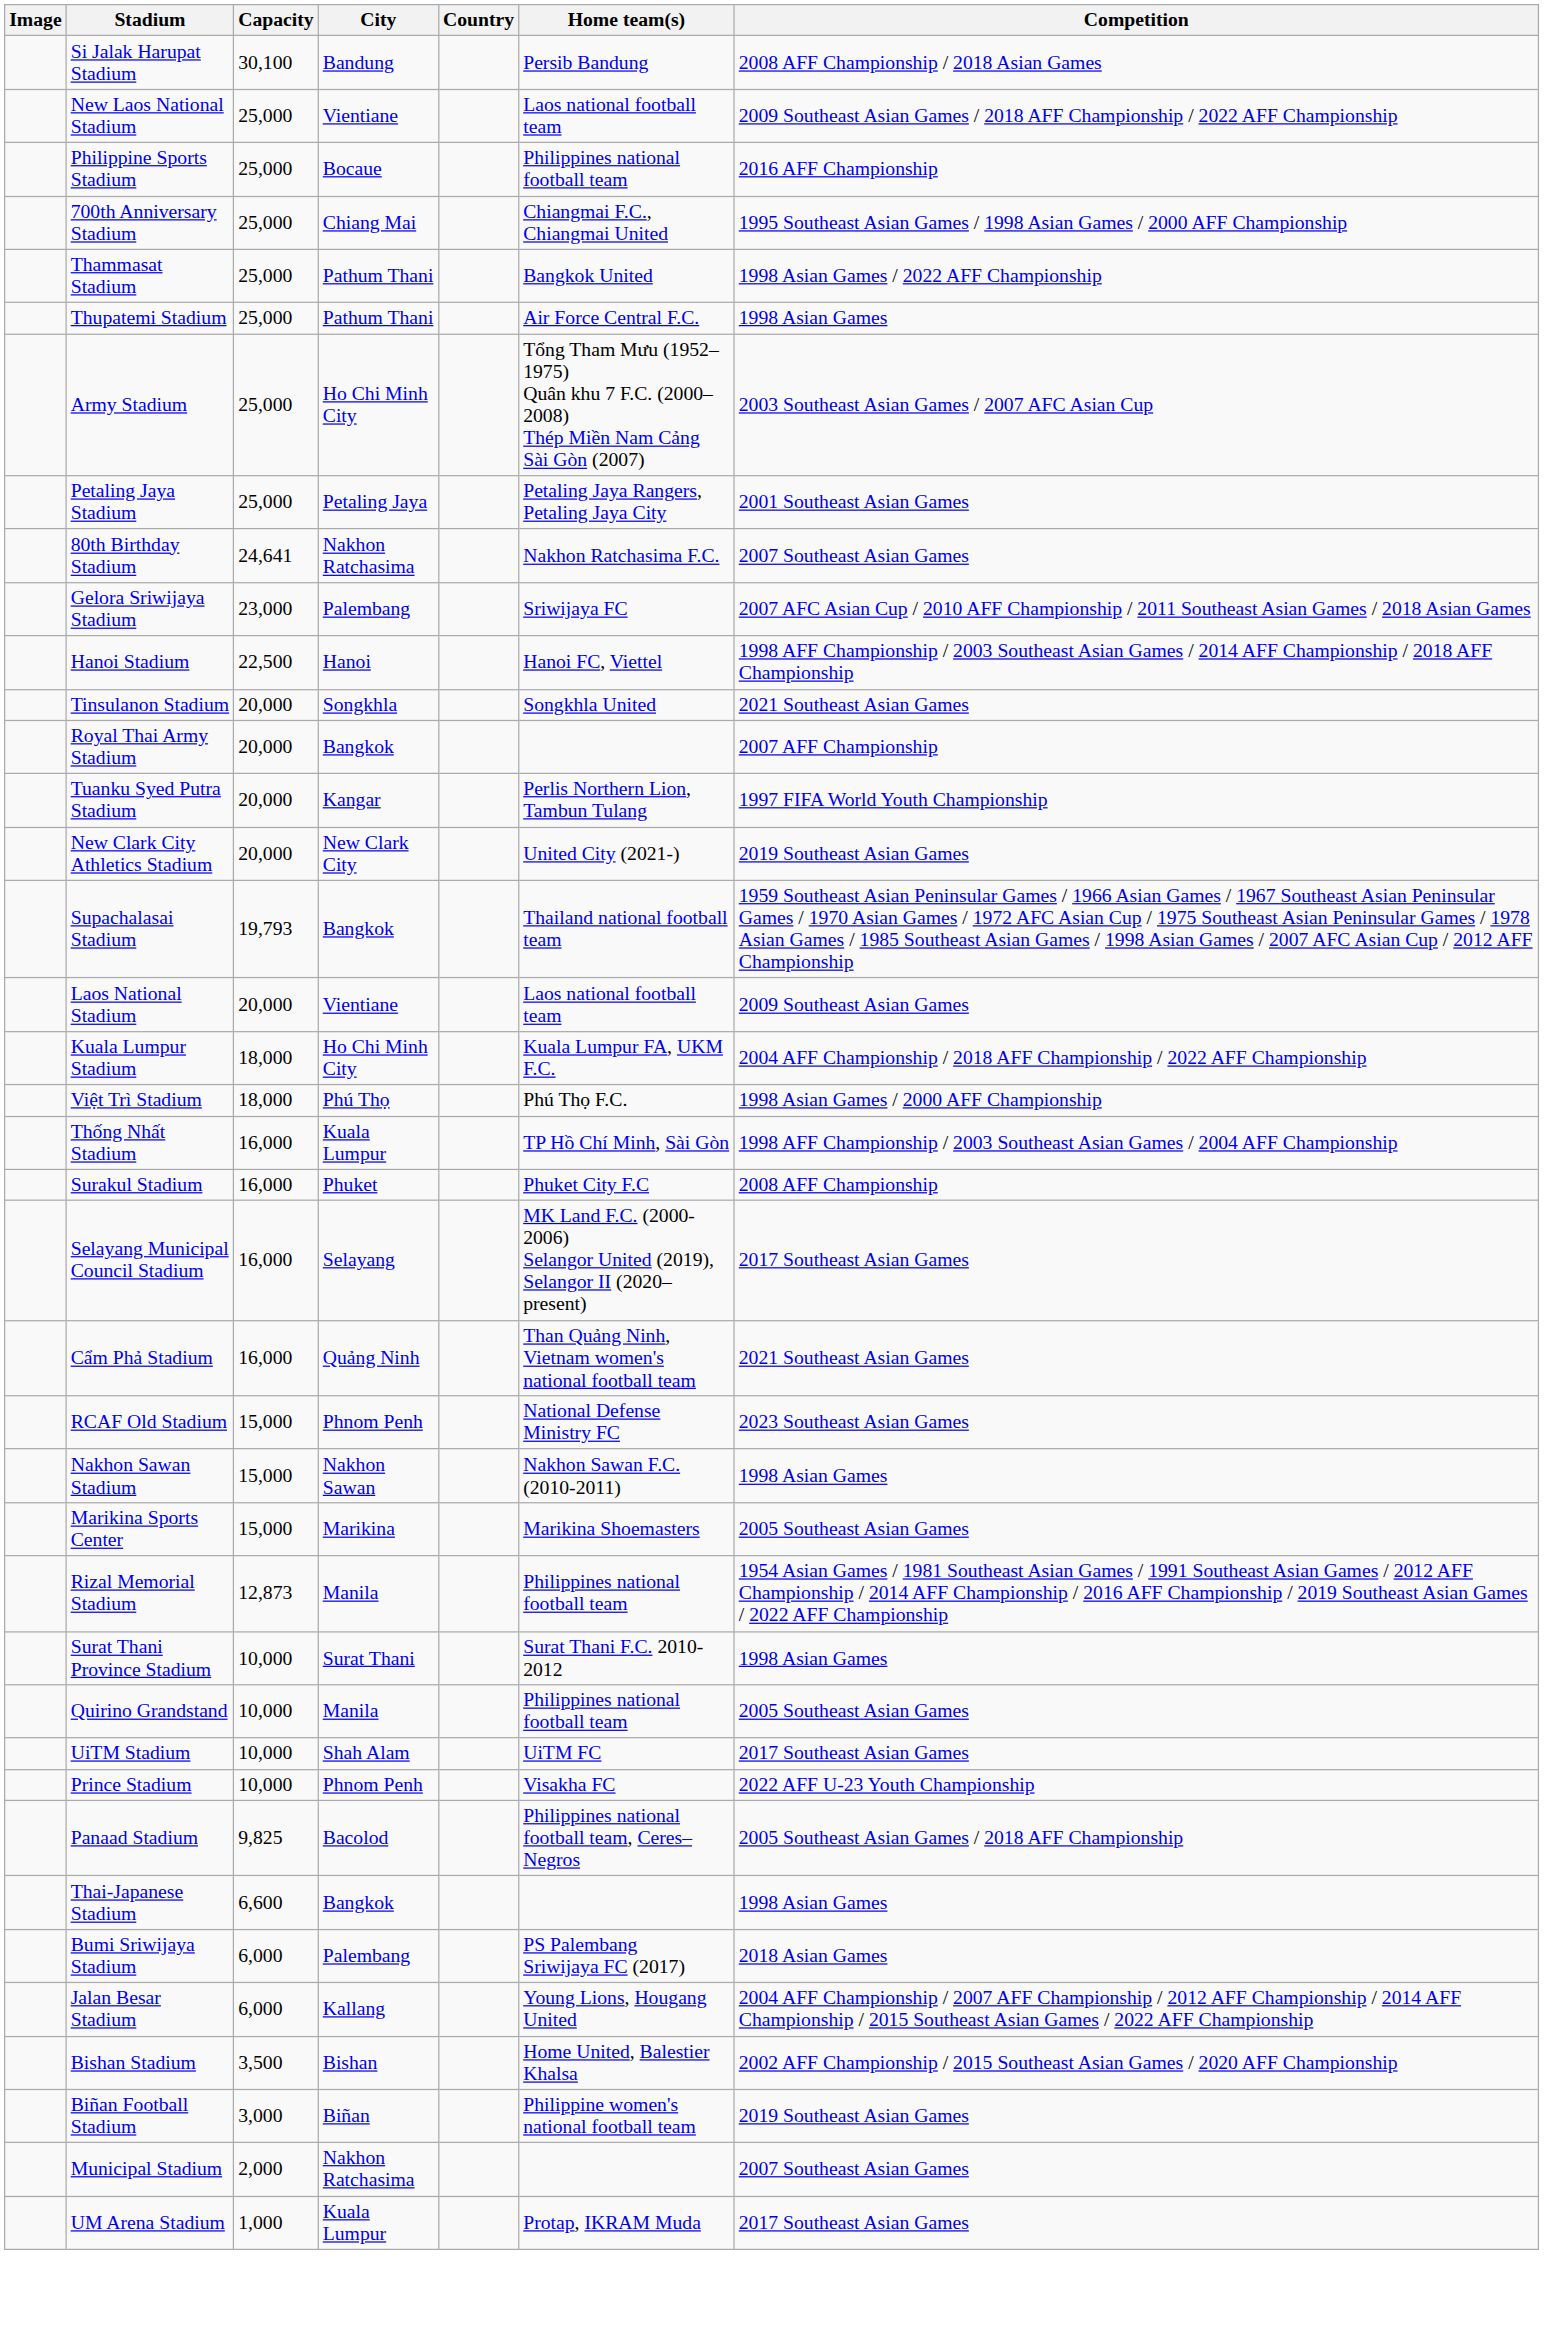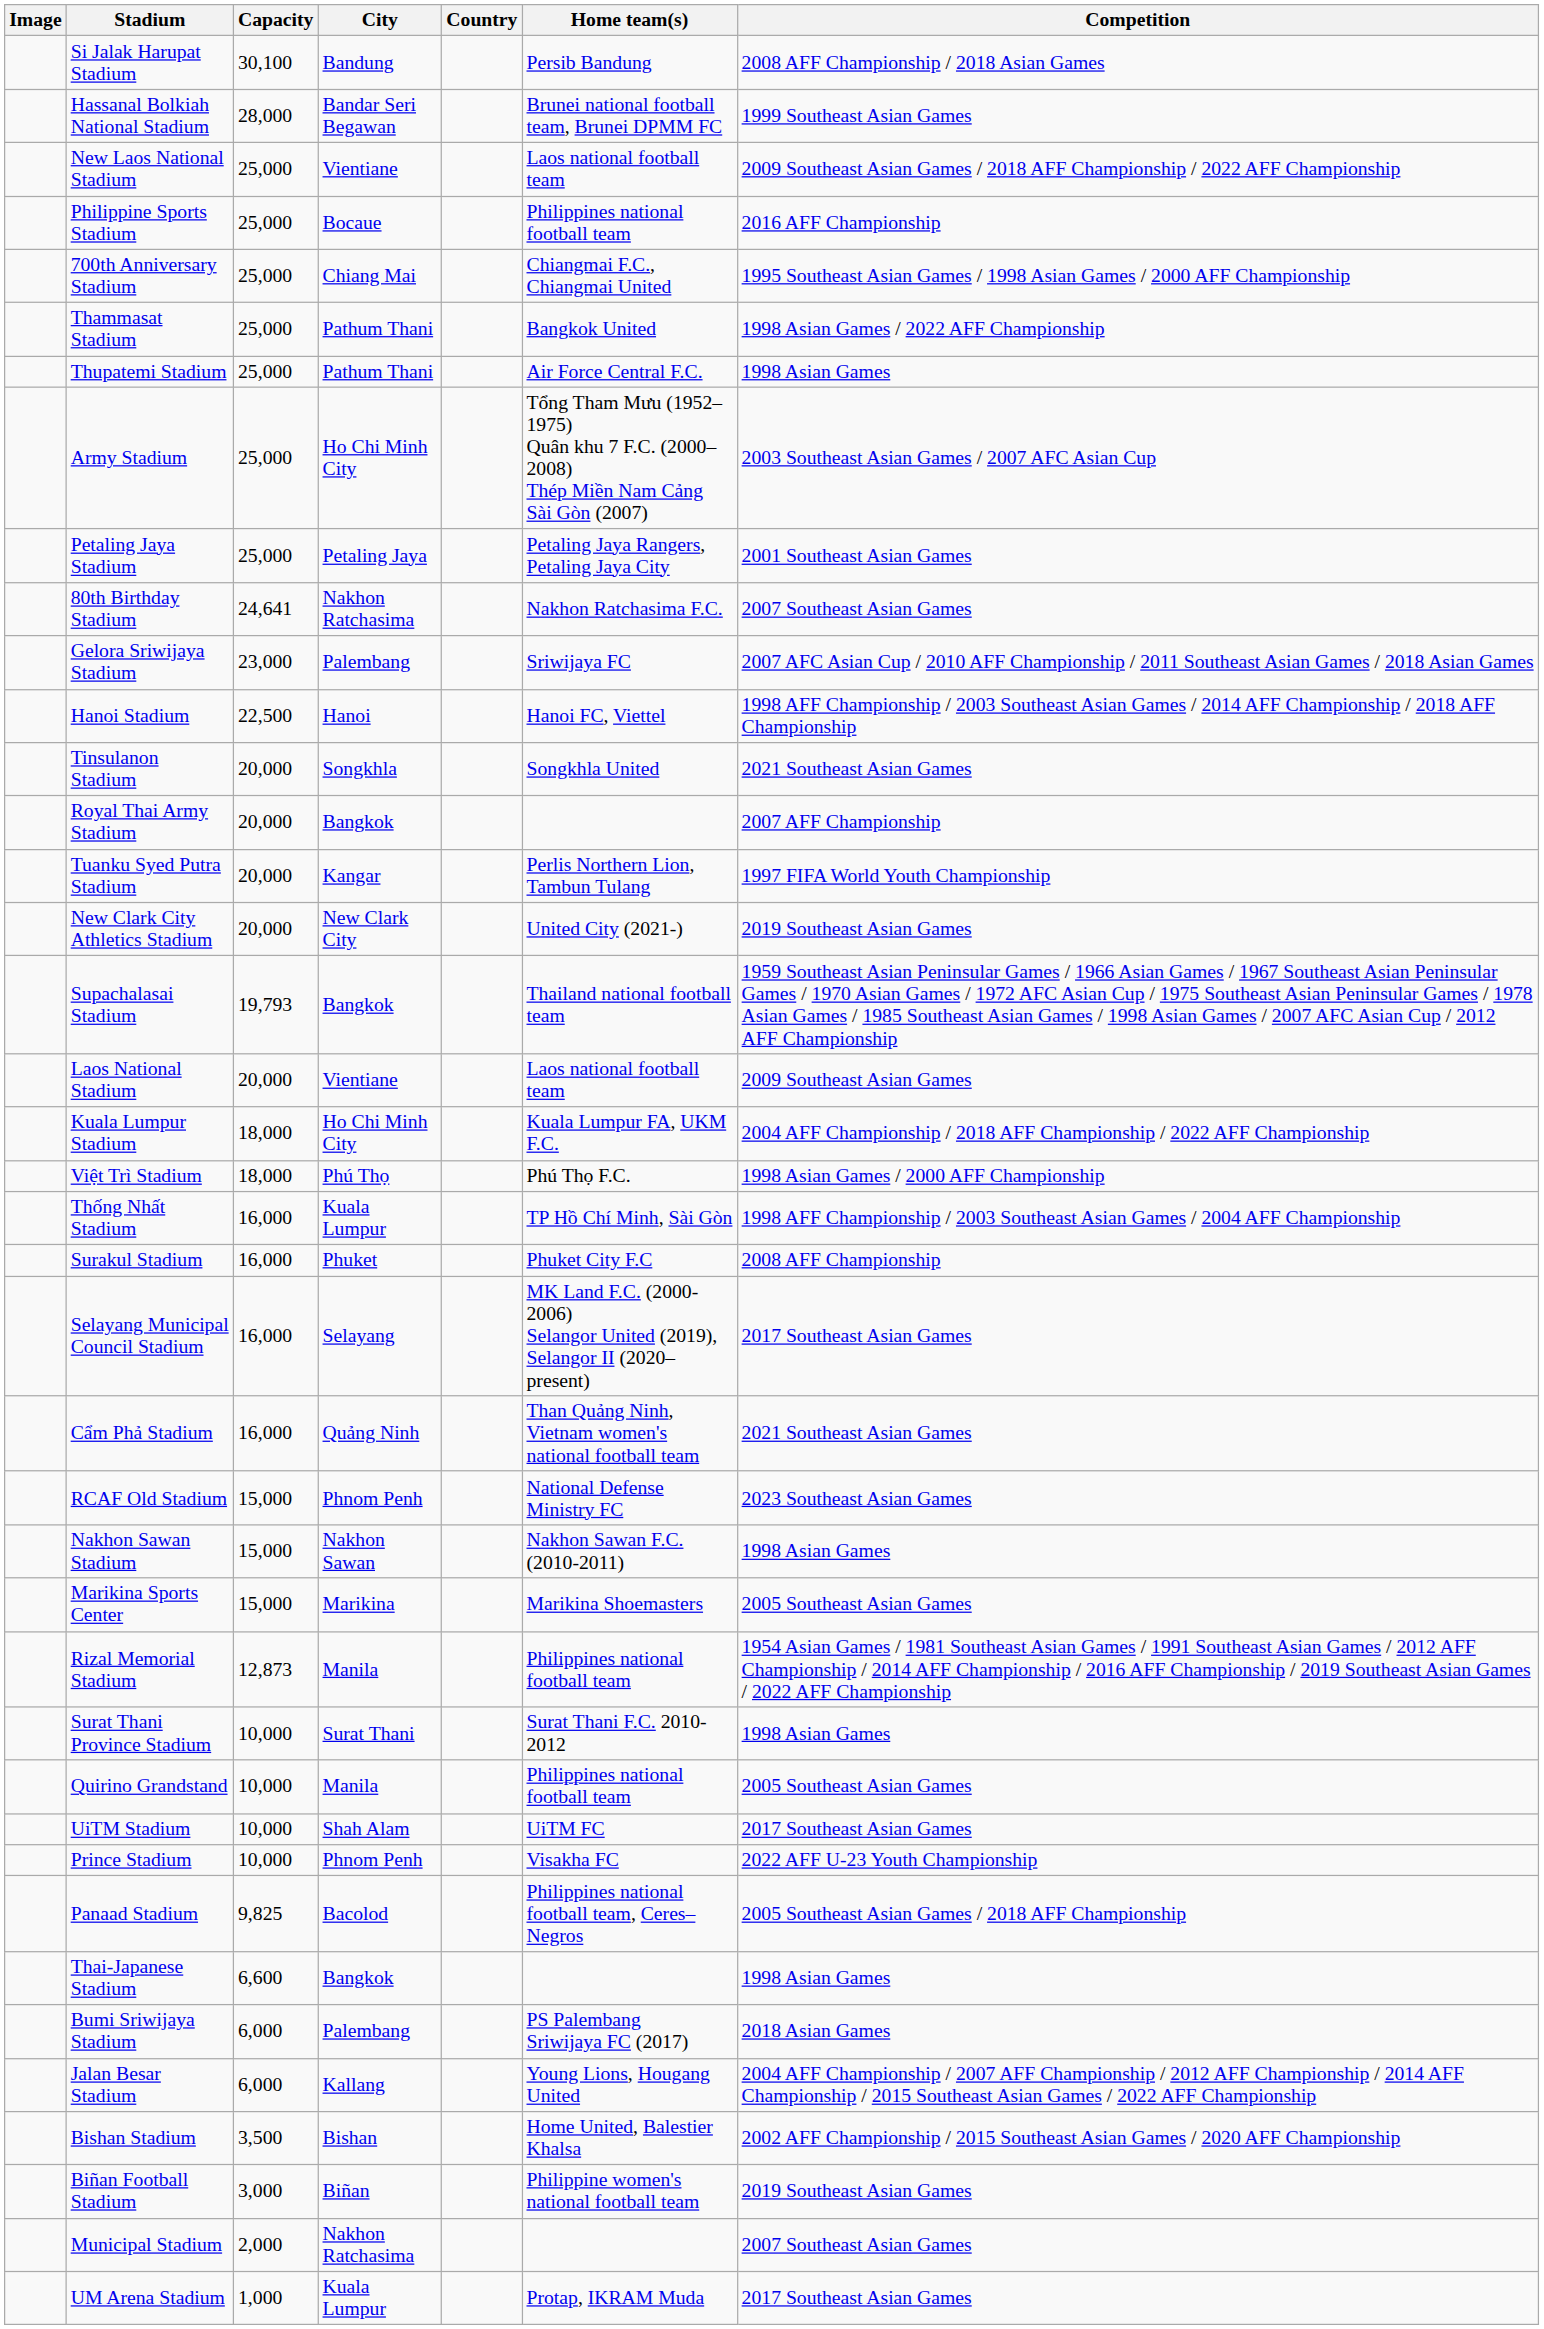+ row: (140, 115)
